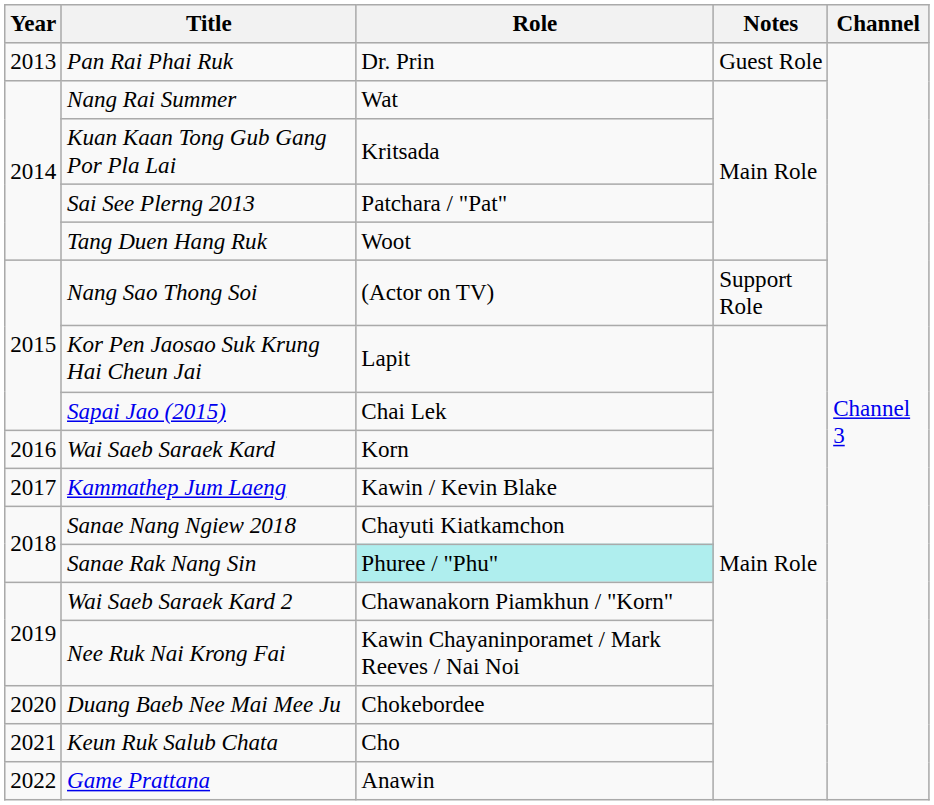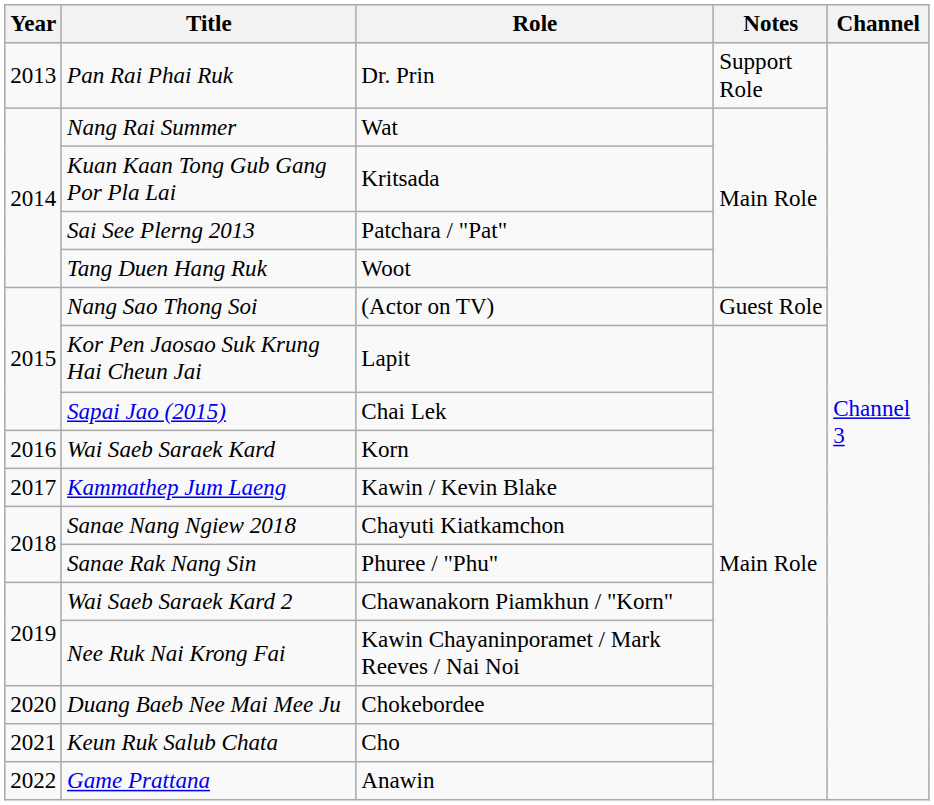(771, 61) Guest Role -> (756, 75) Support Role
(756, 293) Support Role -> (771, 307) Guest Role
(430, 562) paleturquoise background -> (430, 562) no background
